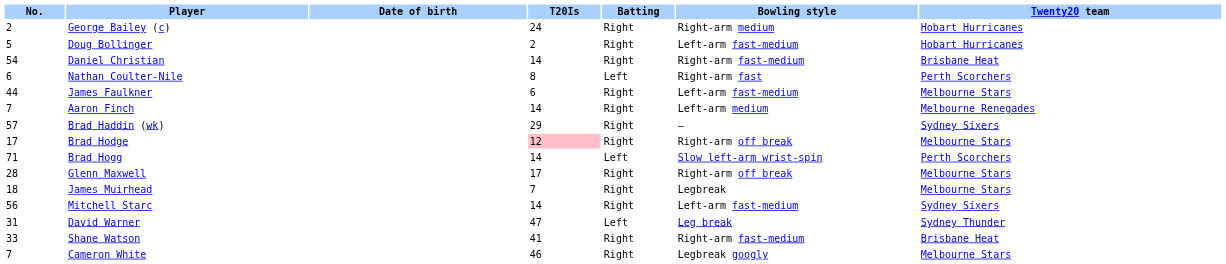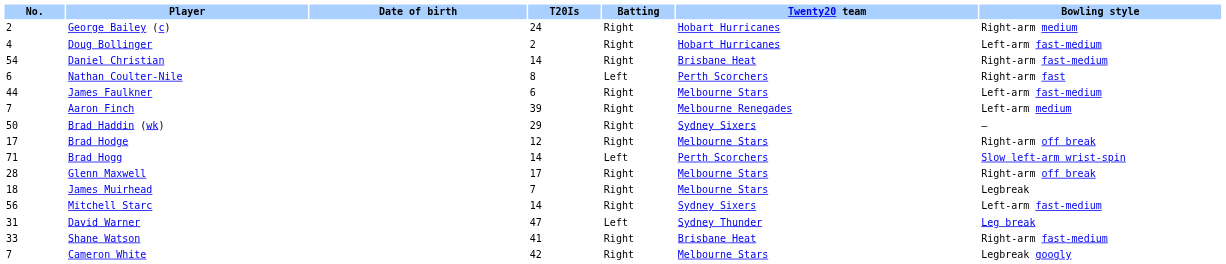columns swapped: (797, 12) <-> (1070, 12)
(9, 44) 5 -> (9, 44) 4
(536, 109) 14 -> (536, 109) 39
(12, 125) 57 -> (12, 125) 50
(536, 141) pink background -> (536, 141) no background
(536, 254) 46 -> (536, 254) 42
